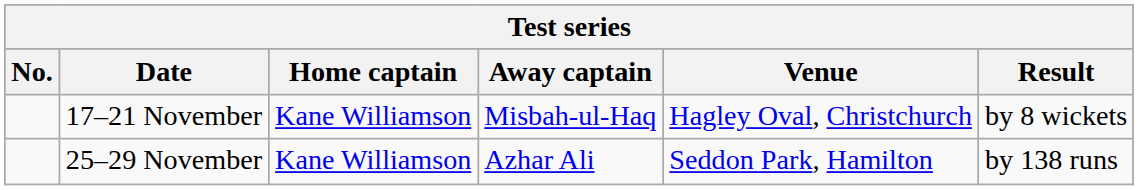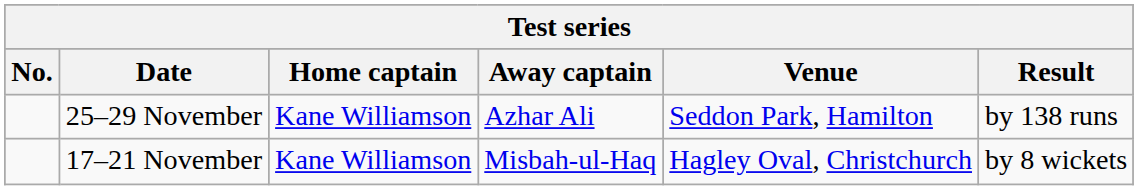rows swapped: (164, 116) <-> (164, 160)
